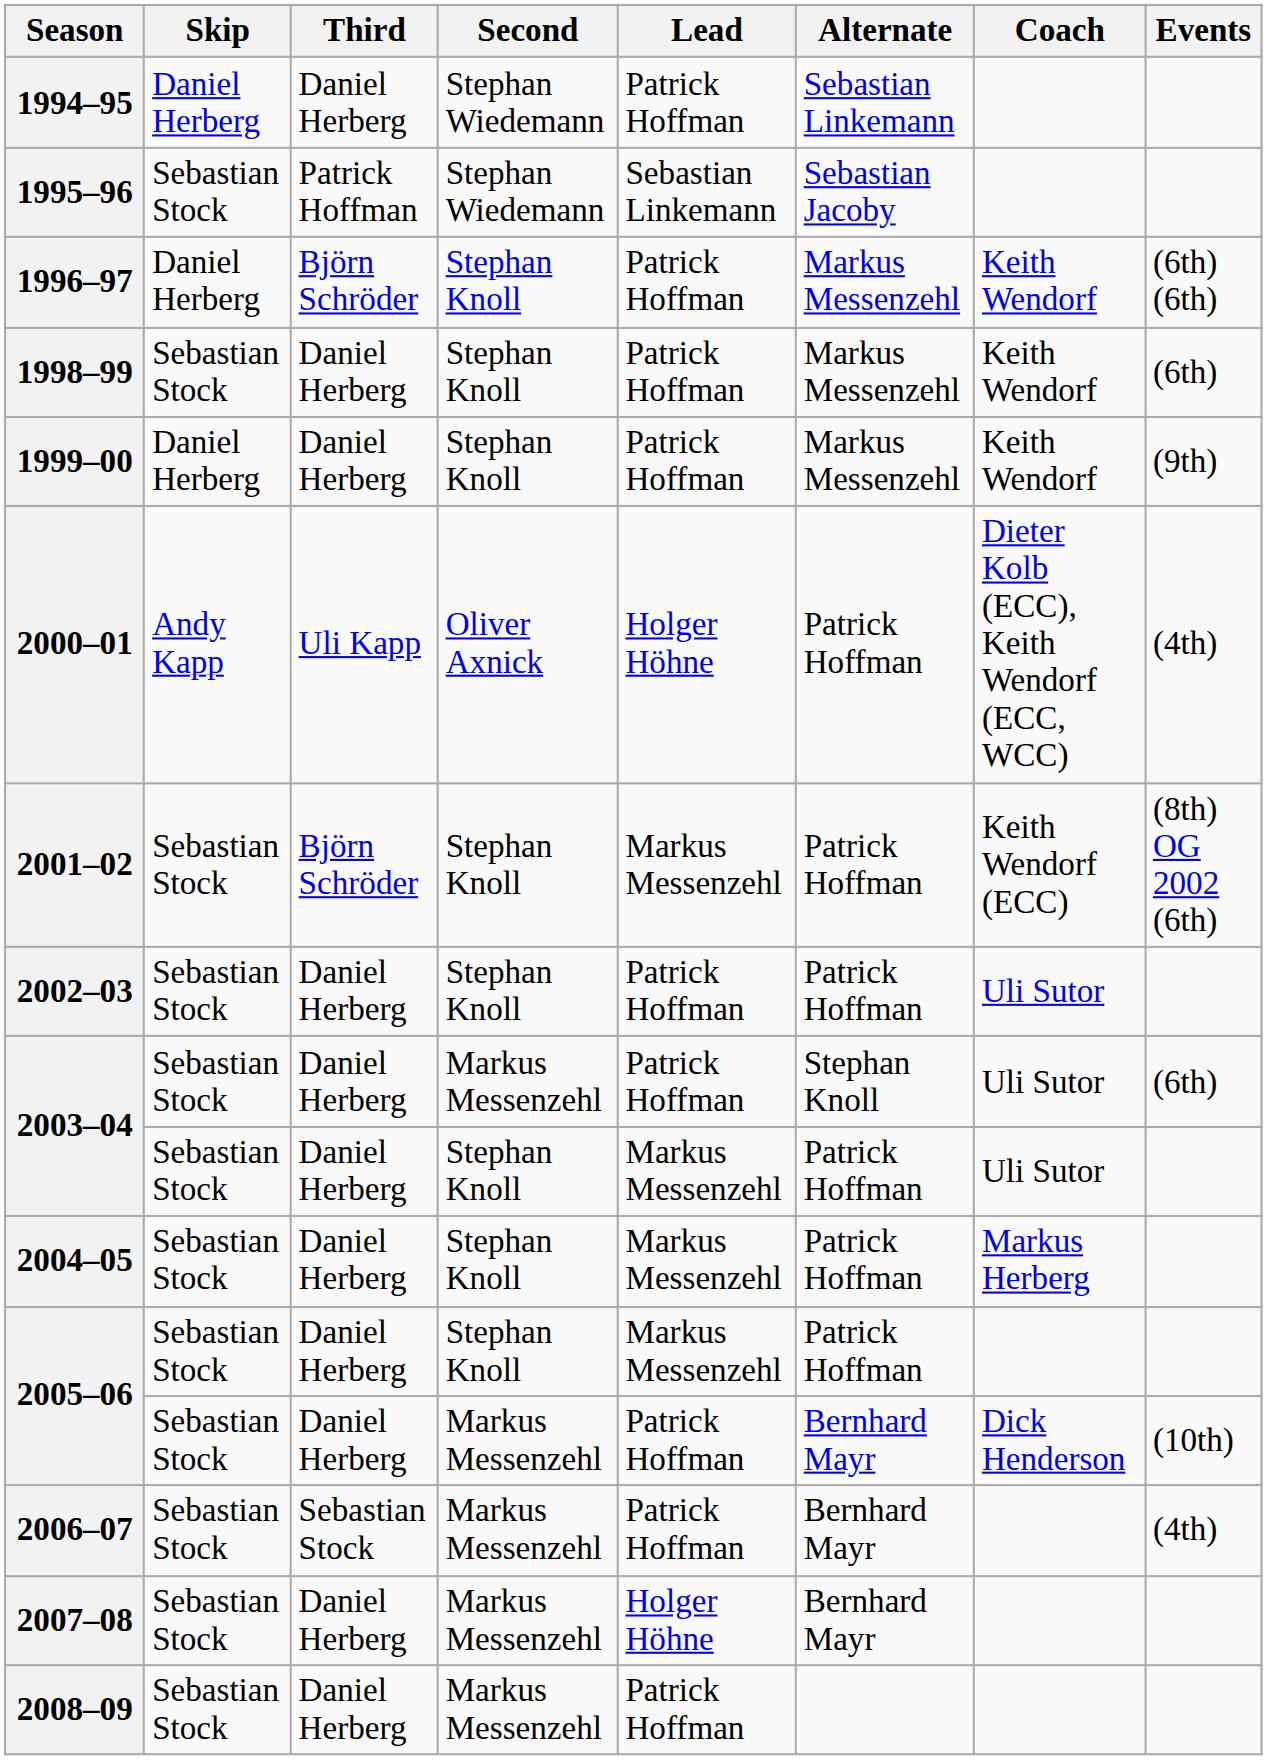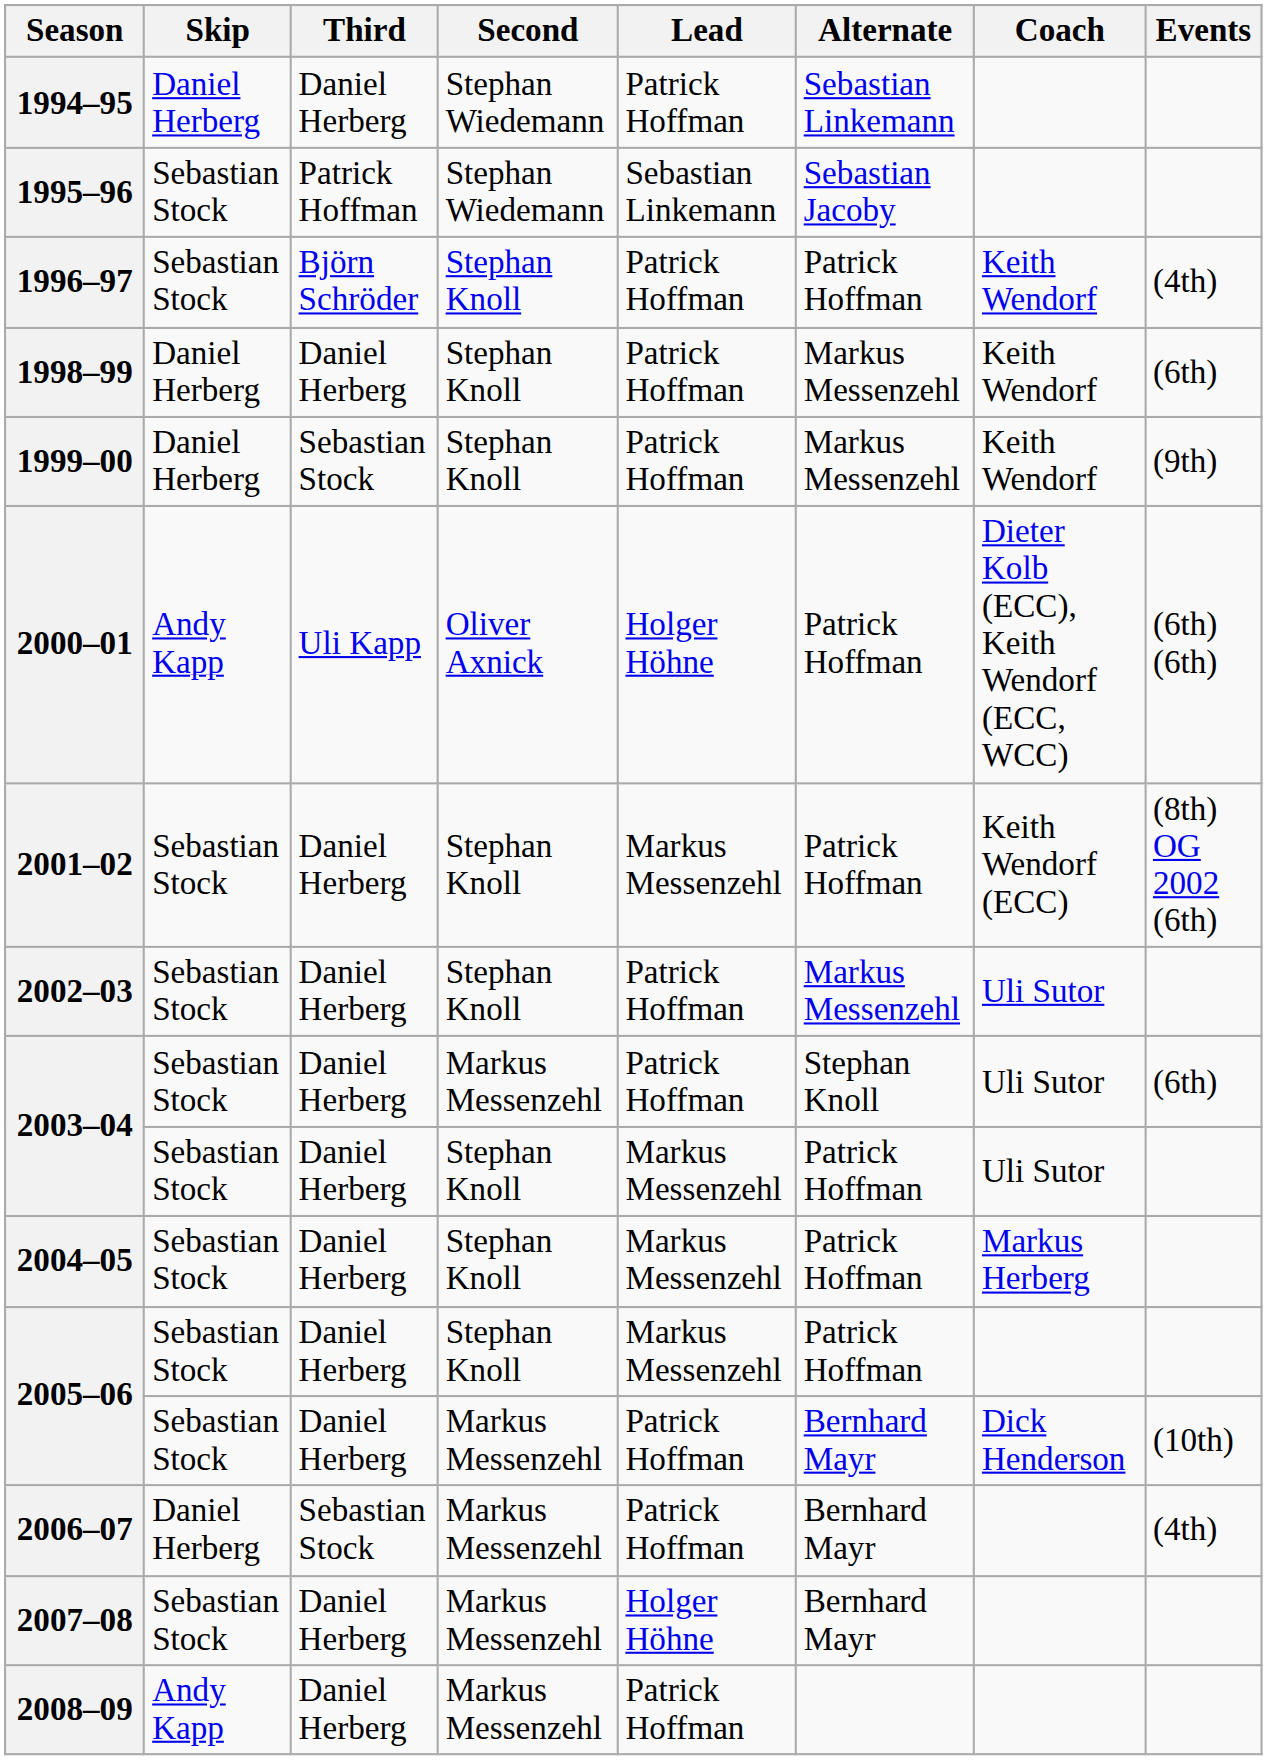(206, 281) Daniel Herberg -> (216, 281) Sebastian Stock
(882, 281) Markus Messenzehl -> (863, 281) Patrick Hoffman
(1185, 281) (6th) (6th) -> (1185, 281) (4th)
(216, 371) Sebastian Stock -> (206, 371) Daniel Herberg
(353, 461) Daniel Herberg -> (362, 461) Sebastian Stock
(1185, 644) (4th) -> (1185, 644) (6th) (6th)
(358, 864) Björn Schröder -> (353, 864) Daniel Herberg
(863, 991) Patrick Hoffman -> (882, 991) Markus Messenzehl
(216, 1529) Sebastian Stock -> (206, 1529) Daniel Herberg
(216, 1709) Sebastian Stock -> (189, 1709) Andy Kapp
